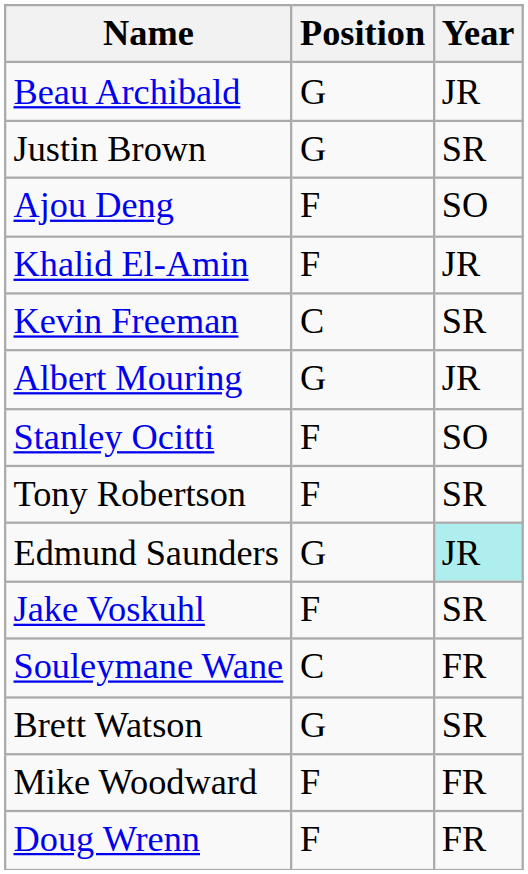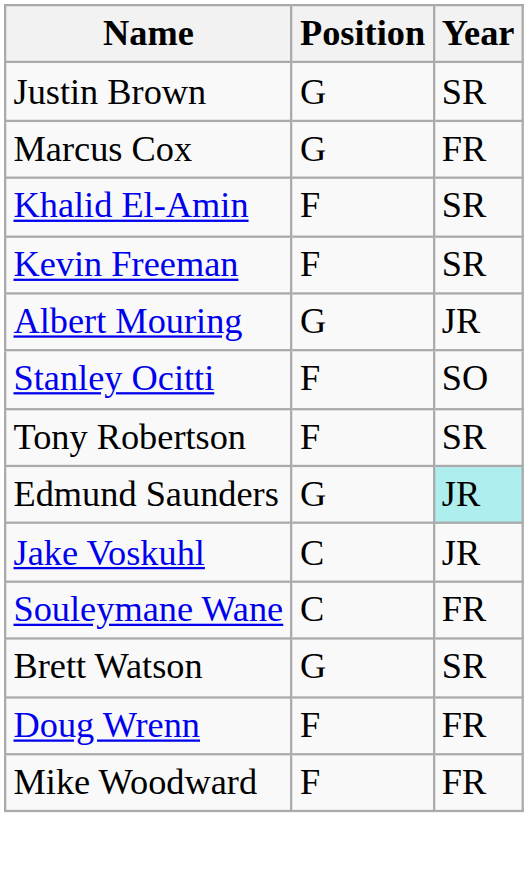- row: (127, 90)
+ row: (103, 148)
- row: (94, 206)
(461, 263) JR -> (464, 206) SR
(312, 321) C -> (310, 263) F
(310, 609) F -> (312, 551) C
(464, 609) SR -> (461, 551) JR
rows swapped: (135, 782) <-> (107, 839)
